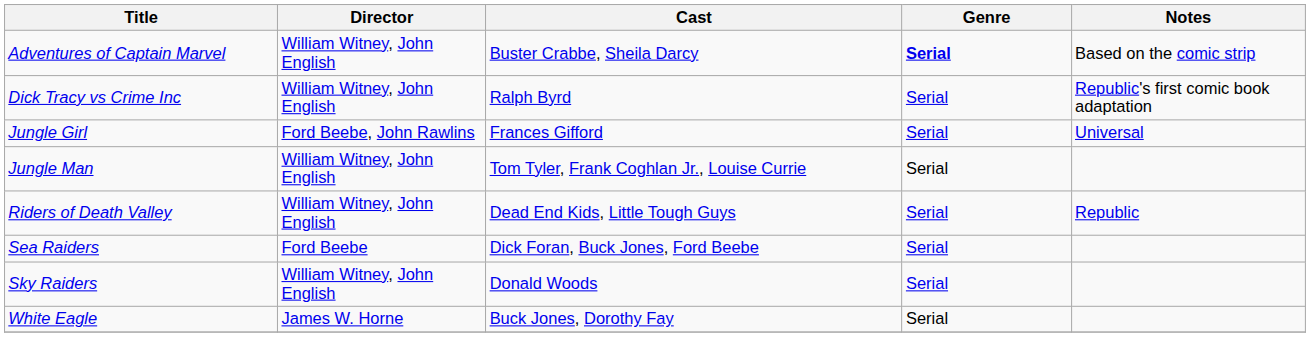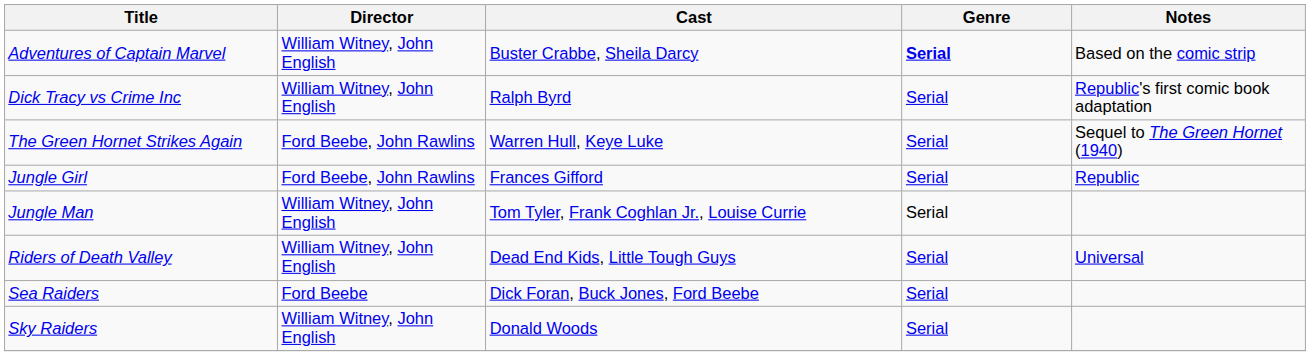+ row: (125, 142)
(1109, 133) Universal -> (1107, 177) Republic
(1107, 213) Republic -> (1109, 257) Universal
- row: (53, 319)
